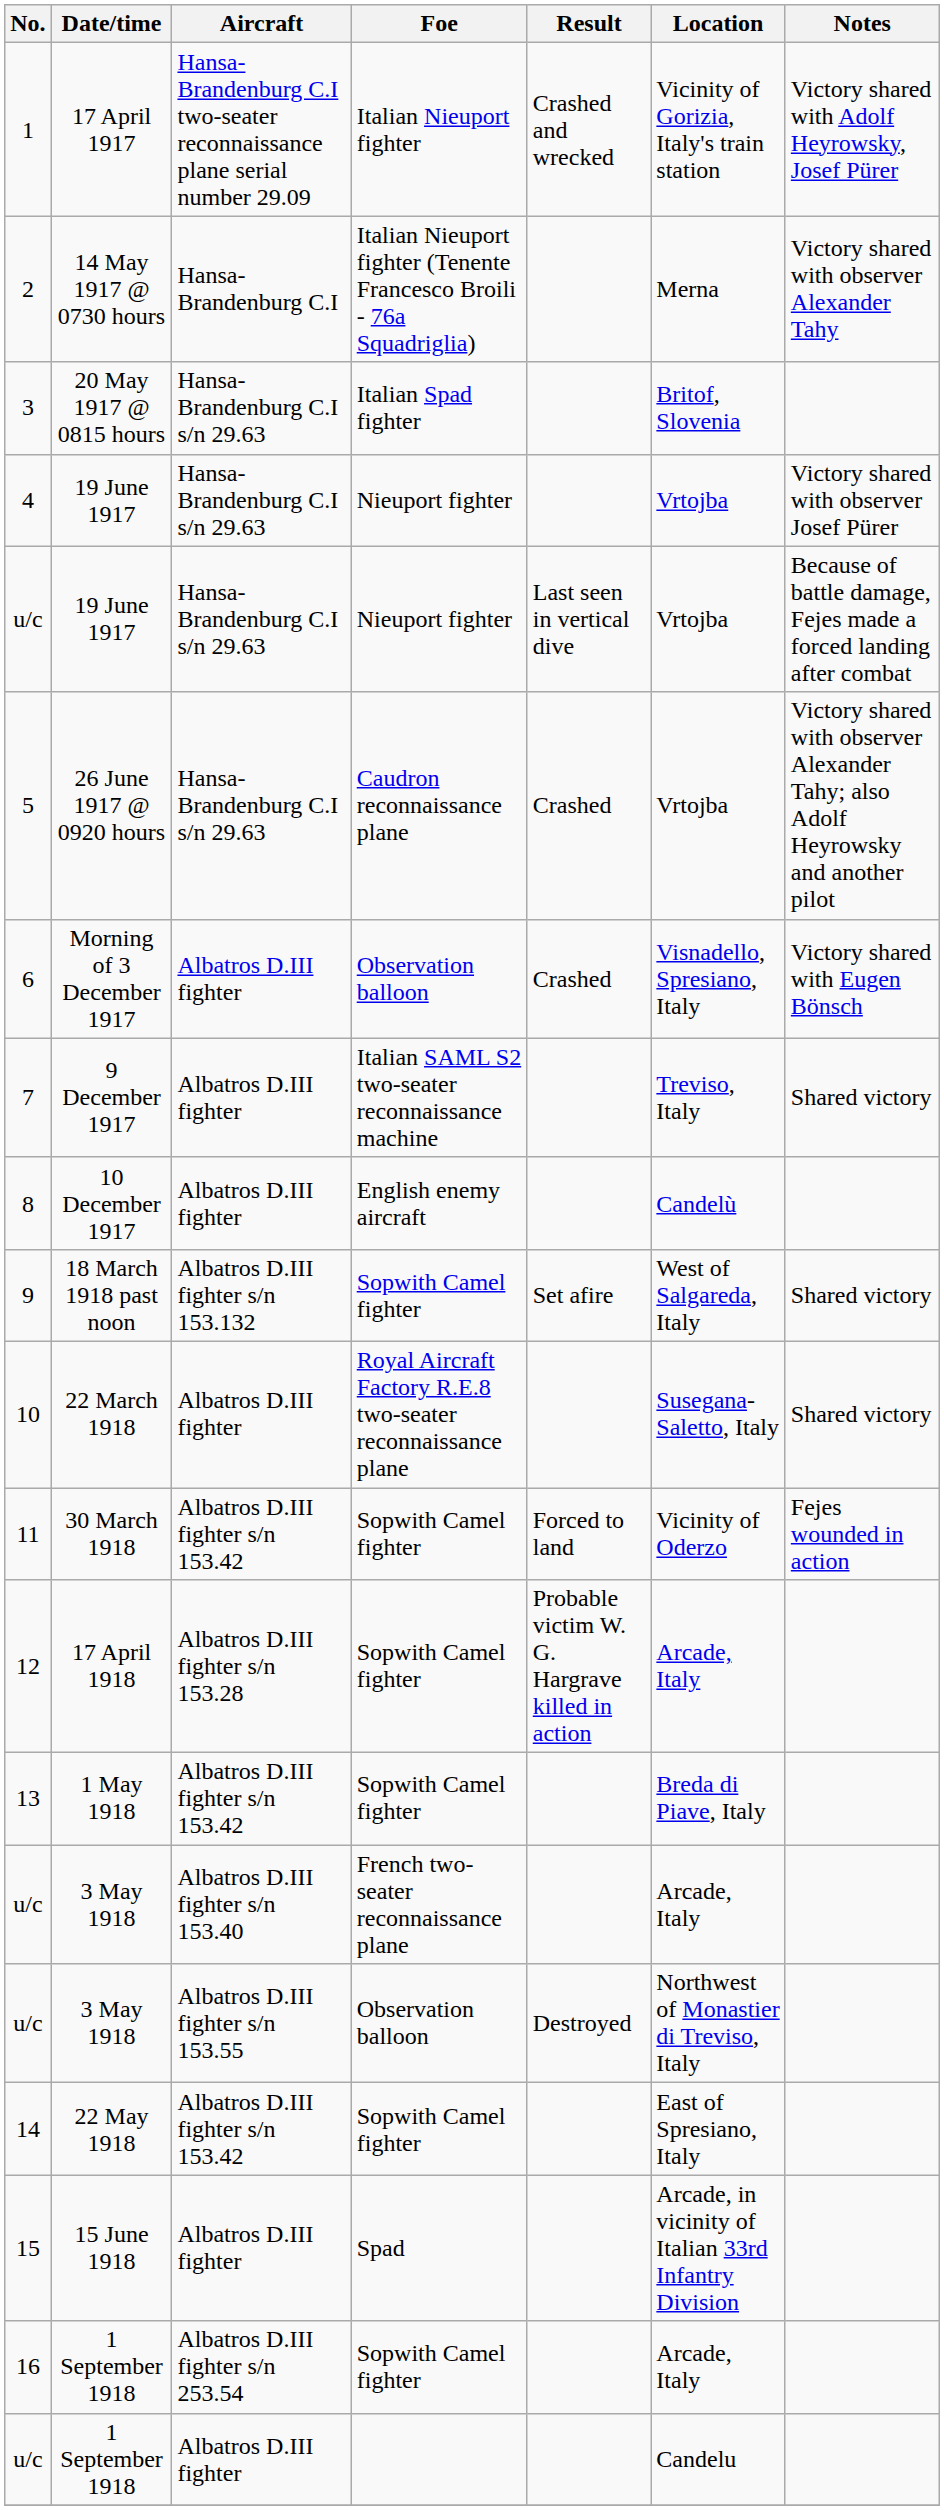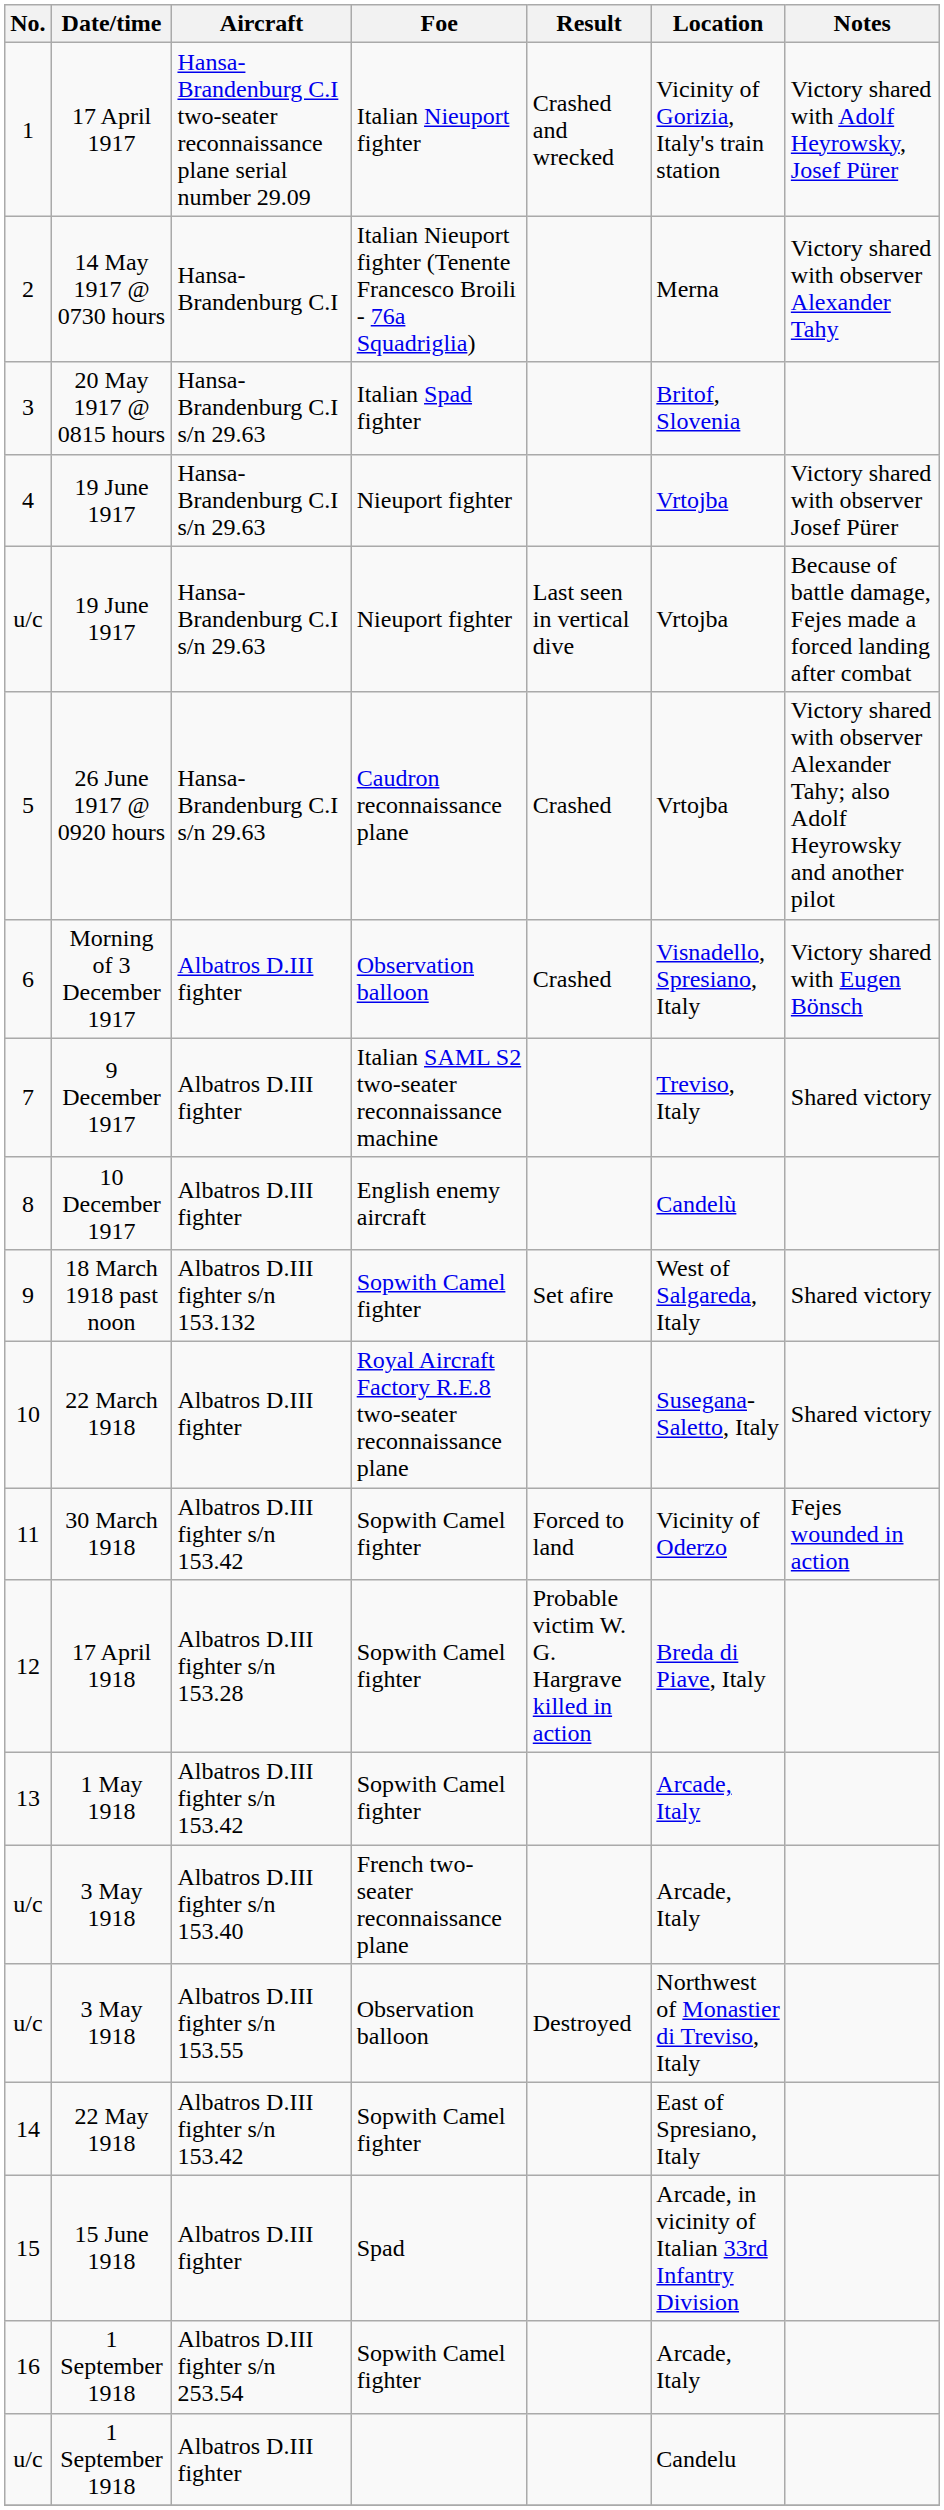(694, 1665) Arcade, Italy -> (711, 1665) Breda di Piave, Italy
(711, 1798) Breda di Piave, Italy -> (694, 1798) Arcade, Italy
